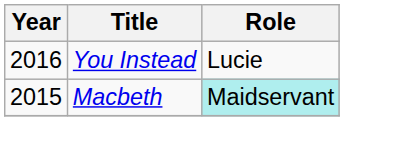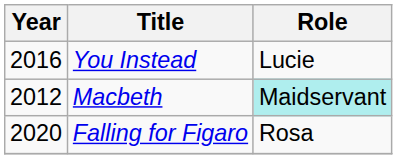(36, 97) 2015 -> (36, 97) 2012
+ row: (160, 134)
